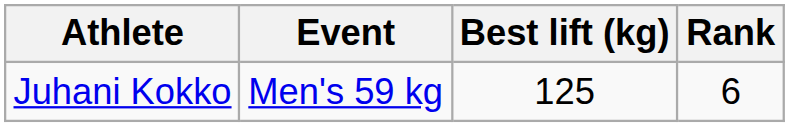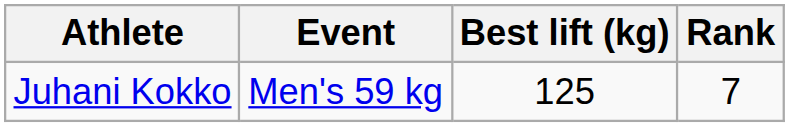(731, 90) 6 -> (731, 90) 7
